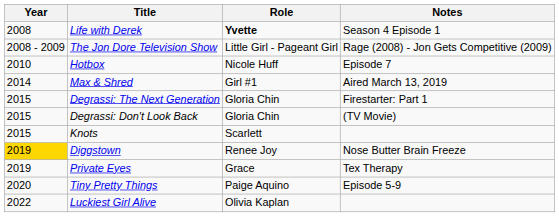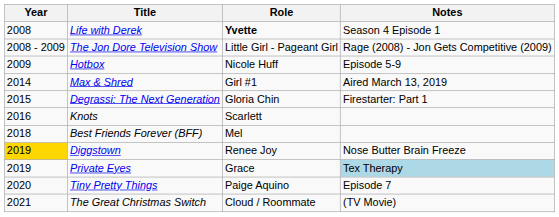(19, 64) 2010 -> (19, 64) 2009
(367, 64) Episode 7 -> (372, 64) Episode 5-9
- row: (134, 116)
(19, 133) 2015 -> (19, 116) 2016
+ row: (136, 133)
(373, 168) no background -> (373, 168) lightblue background
(372, 185) Episode 5-9 -> (367, 185) Episode 7
+ row: (138, 202)
- row: (113, 202)
